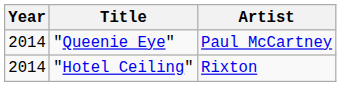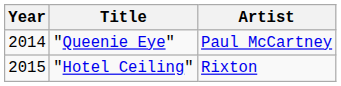(27, 68) 2014 -> (27, 68) 2015
